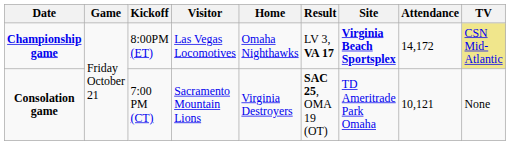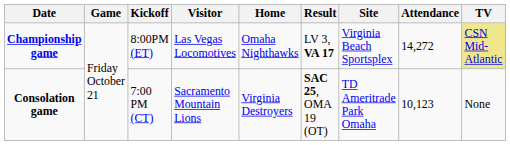(369, 45) bold -> (367, 45) normal
(417, 45) 14,172 -> (417, 45) 14,272
(417, 104) 10,121 -> (417, 104) 10,123
